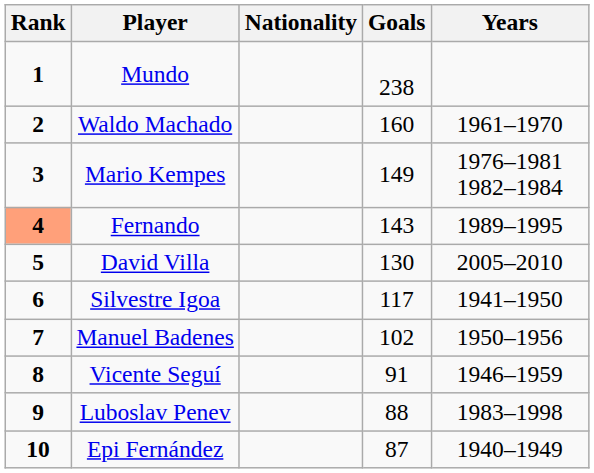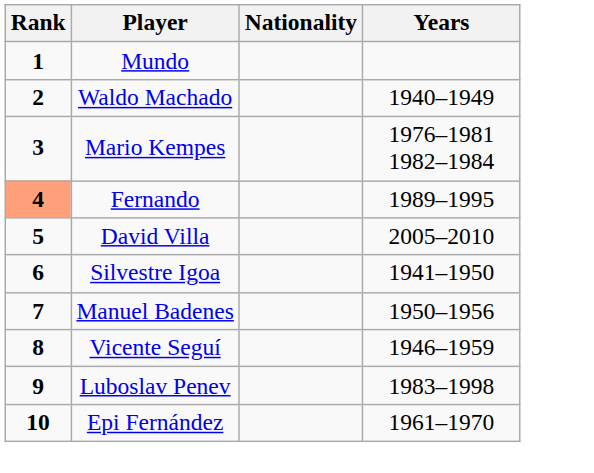- column: (397, 23)
(510, 124) 1961–1970 -> (441, 97) 1940–1949
(510, 449) 1940–1949 -> (441, 422) 1961–1970
